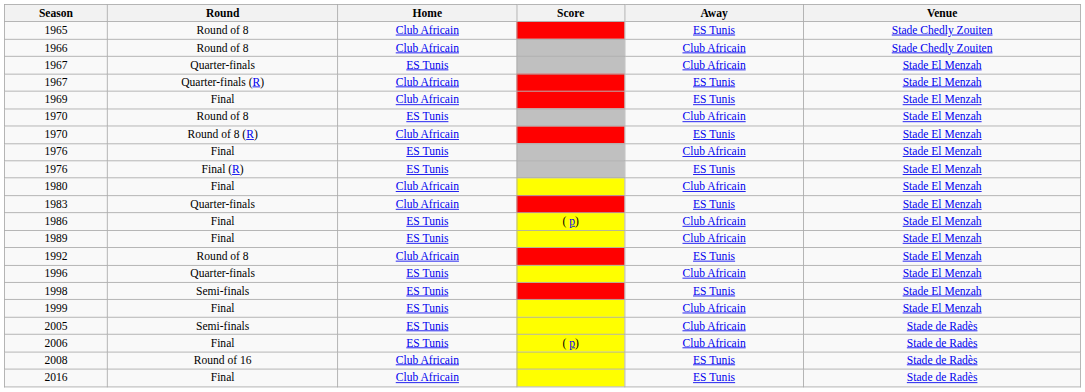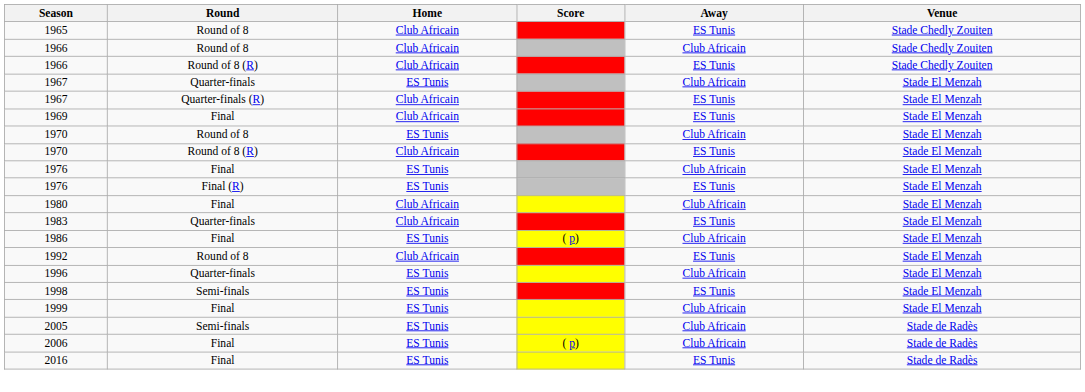+ row: (56, 64)
- row: (56, 238)
- row: (56, 360)
(427, 377) Club Africain -> (427, 360) ES Tunis
